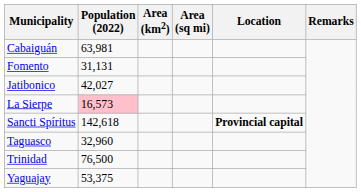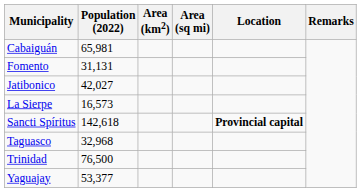(97, 48) 63,981 -> (97, 48) 65,981
(97, 104) pink background -> (97, 104) no background
(97, 141) 32,960 -> (97, 141) 32,968
(97, 178) 53,375 -> (97, 178) 53,377
